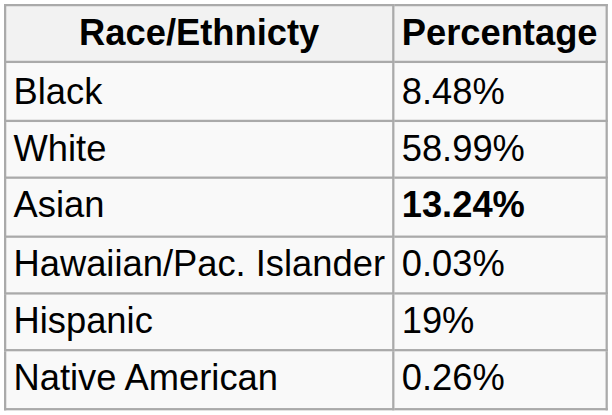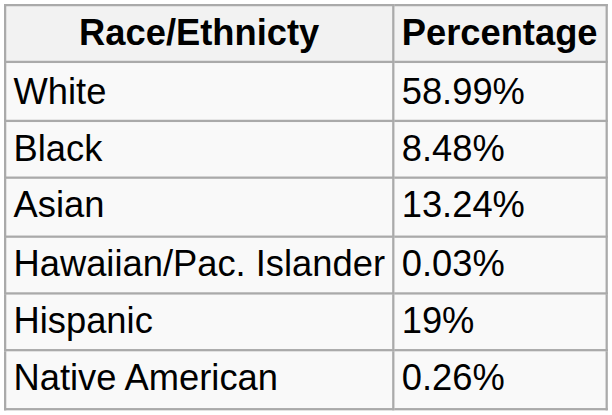rows swapped: (60, 148) <-> (58, 90)
(463, 206) bold -> (463, 206) normal
